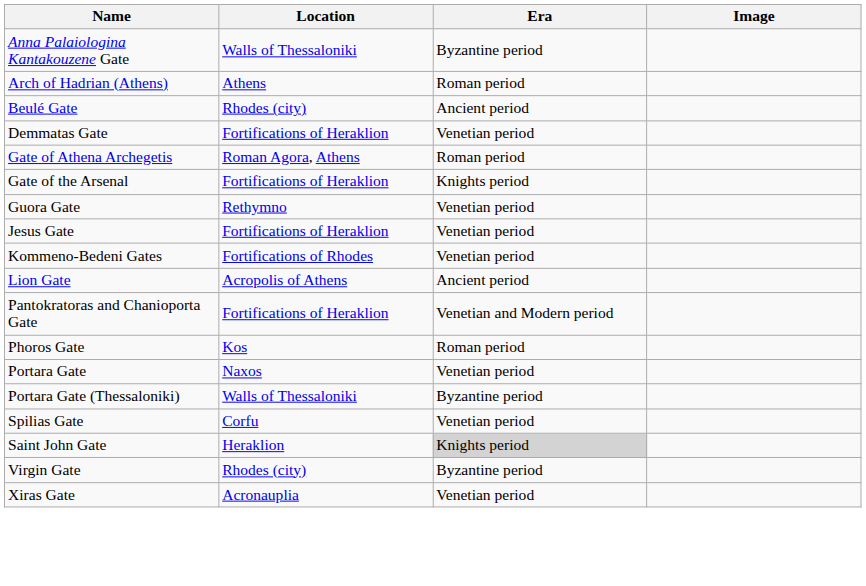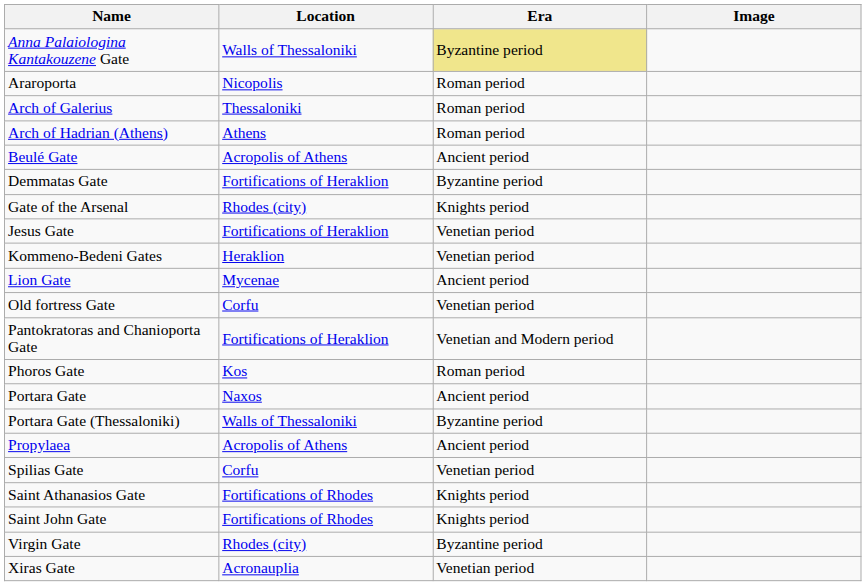(490, 50) no background -> (490, 50) khaki background
+ row: (42, 83)
+ row: (60, 108)
(264, 108) Rhodes (city) -> (285, 157) Acropolis of Athens
(485, 132) Venetian period -> (490, 181) Byzantine period
- row: (90, 157)
(305, 181) Fortifications of Heraklion -> (264, 206) Rhodes (city)
- row: (44, 206)
(298, 255) Fortifications of Rhodes -> (253, 255) Heraklion
(285, 280) Acropolis of Athens -> (251, 280) Mycenae
+ row: (62, 305)
(485, 371) Venetian period -> (483, 396) Ancient period
+ row: (39, 445)
+ row: (77, 494)
(253, 445) Heraklion -> (298, 519) Fortifications of Rhodes
(483, 445) lightgrey background -> (483, 519) no background
